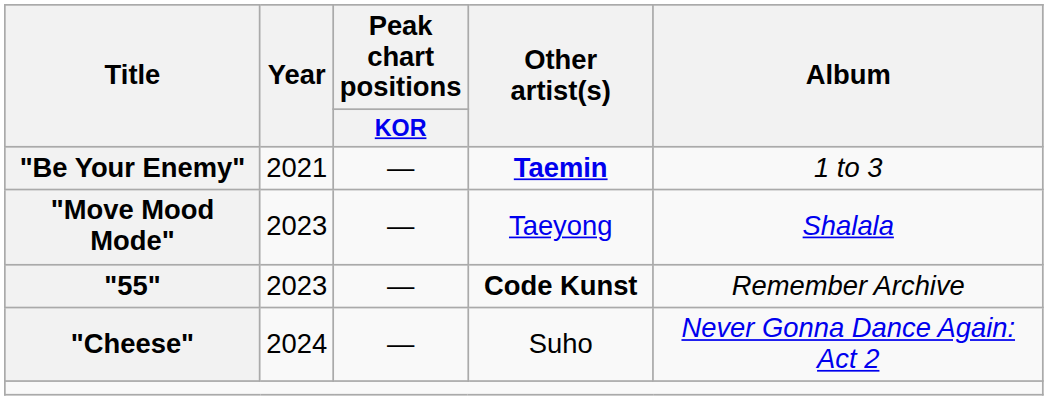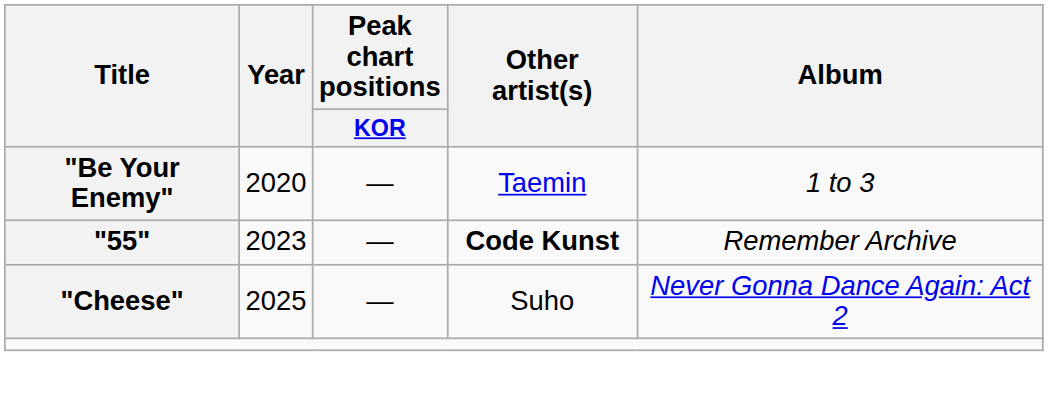(297, 167) 2021 -> (276, 183) 2020
(561, 167) bold -> (542, 183) normal
- row: (132, 226)
(297, 344) 2024 -> (276, 300) 2025
